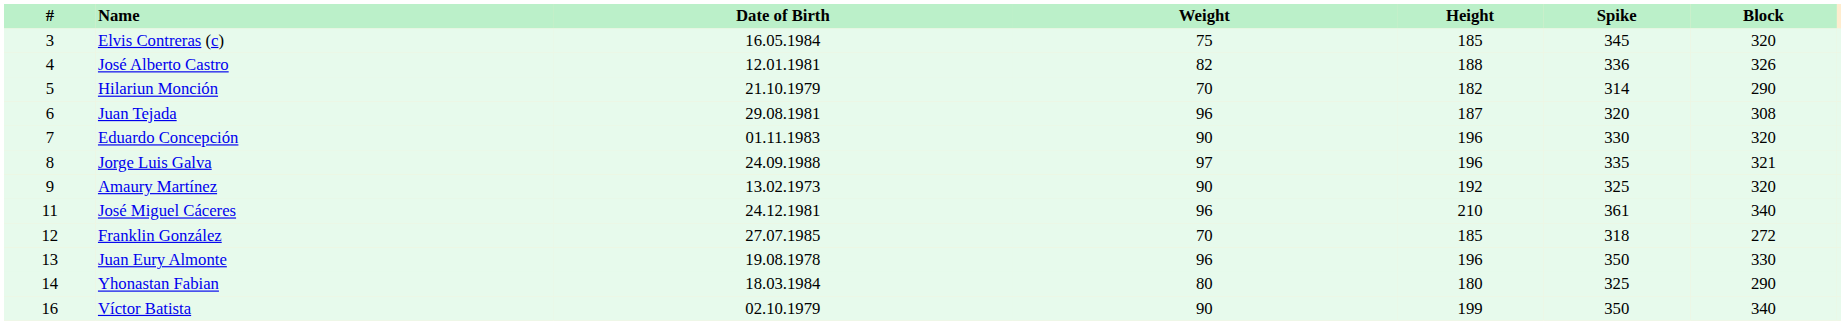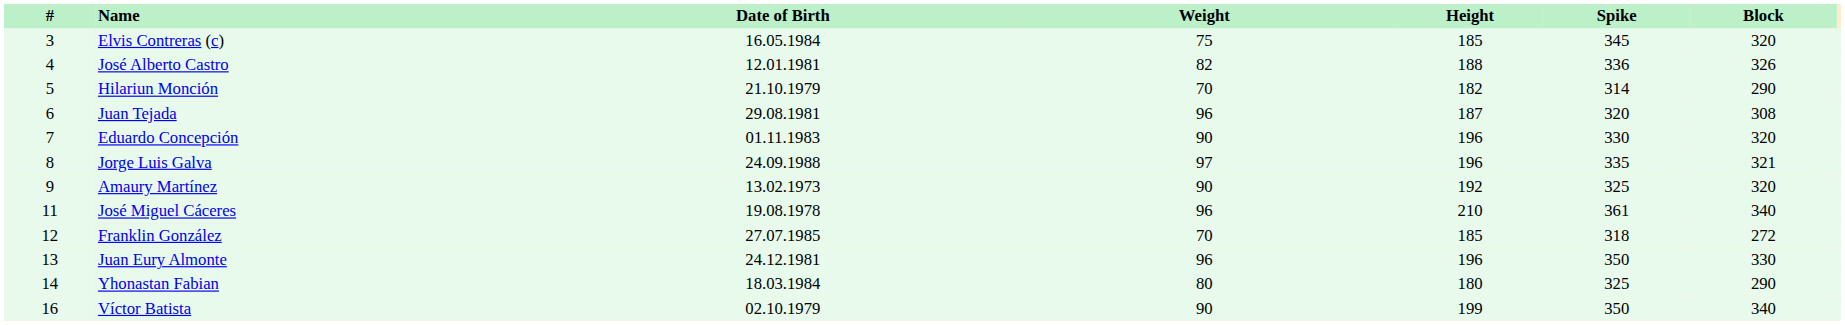(783, 210) 24.12.1981 -> (783, 210) 19.08.1978
(783, 259) 19.08.1978 -> (783, 259) 24.12.1981
